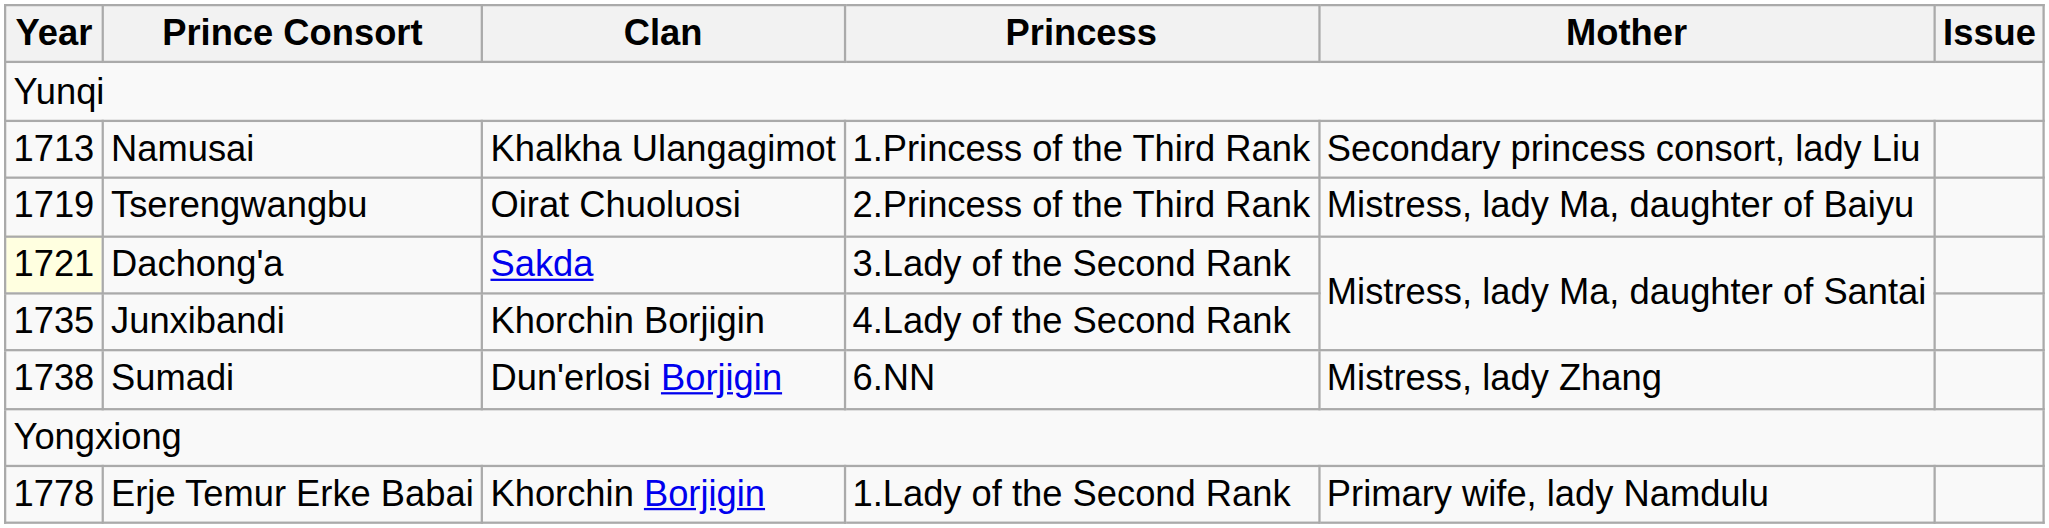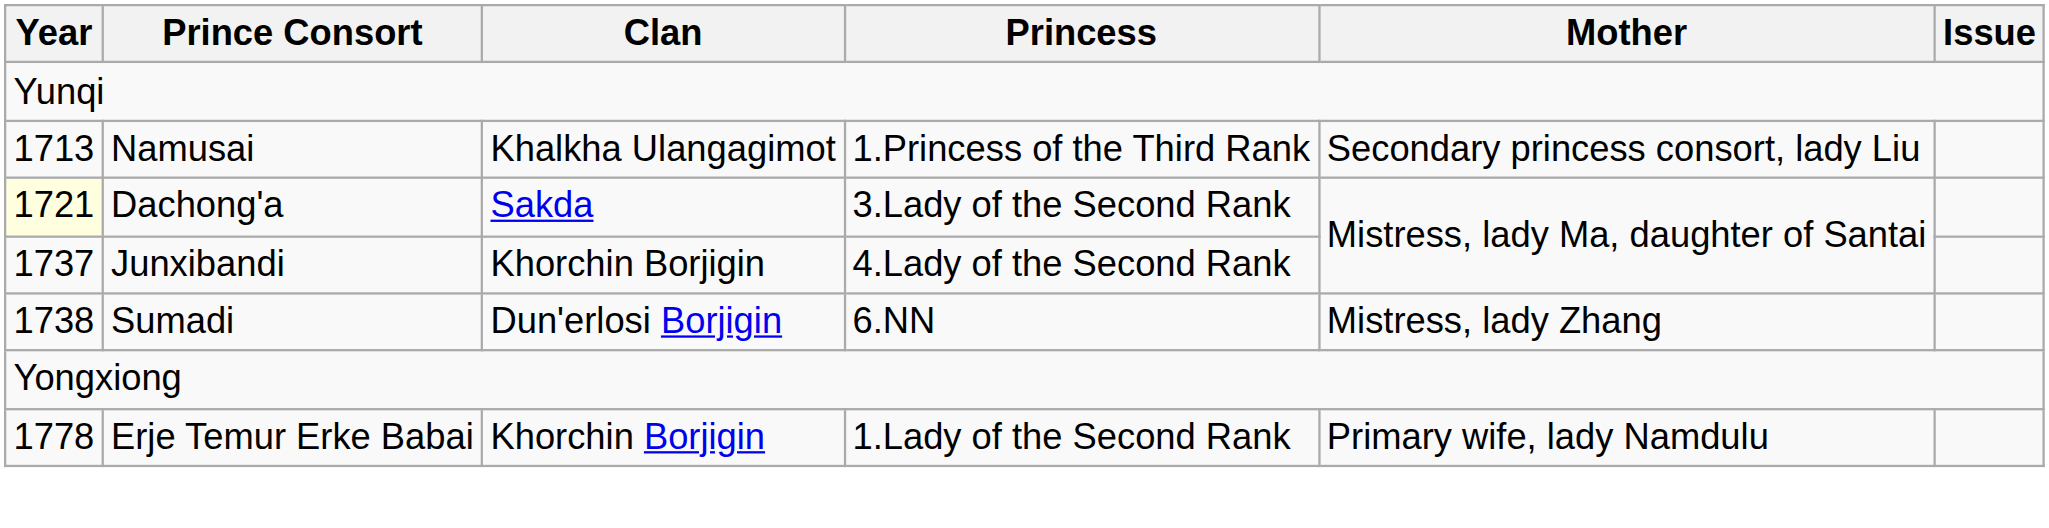- row: (239, 206)
(54, 321) 1735 -> (54, 263) 1737
